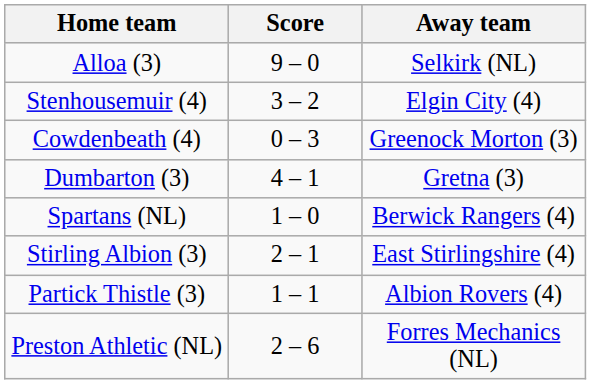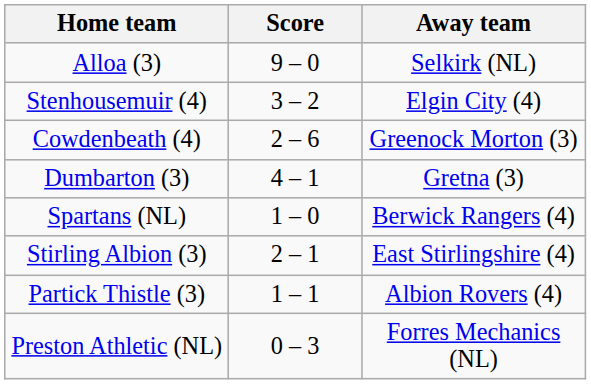(295, 139) 0 – 3 -> (295, 139) 2 – 6
(295, 346) 2 – 6 -> (295, 346) 0 – 3
